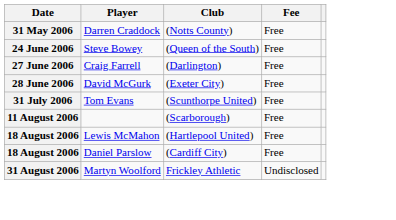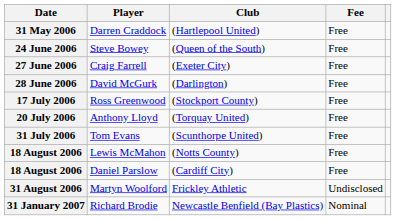(199, 30) (Notts County) -> (216, 30) (Hartlepool United)
(194, 65) (Darlington) -> (201, 65) (Exeter City)
(195, 83) (Exeter City) -> (200, 83) (Darlington)
+ row: (46, 100)
+ row: (46, 118)
- row: (43, 118)
(210, 135) (Hartlepool United) -> (205, 153) (Notts County)
+ row: (46, 205)
